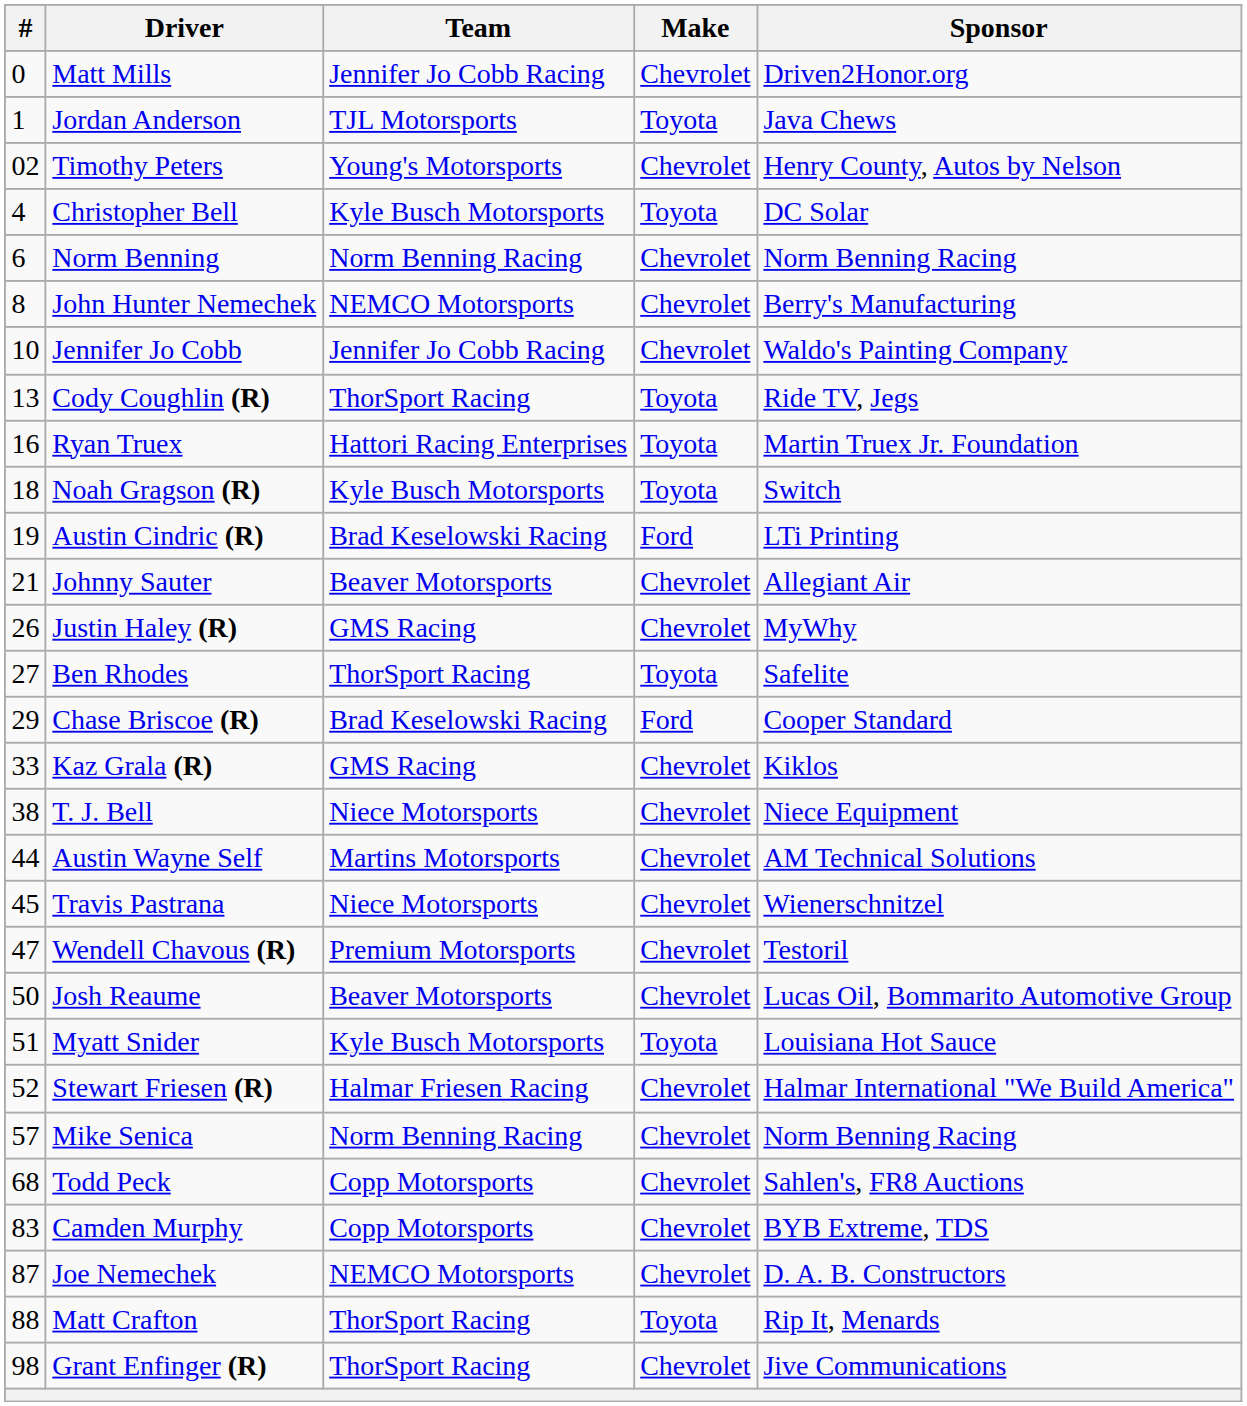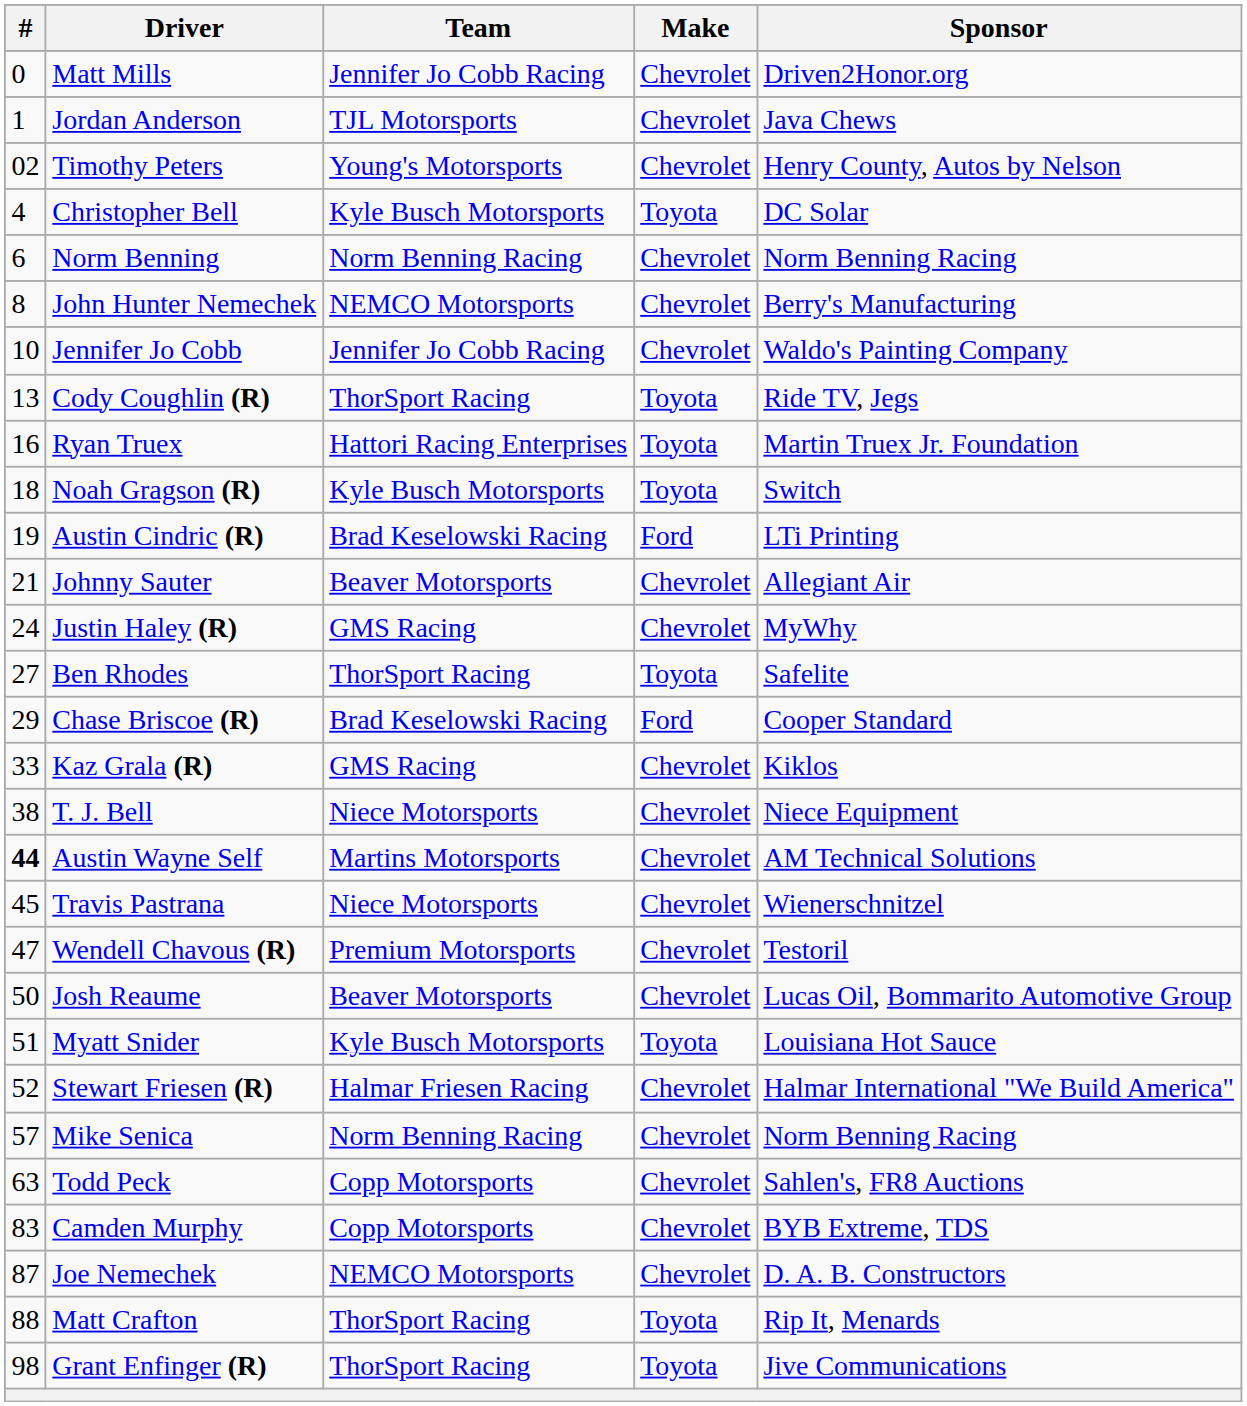(679, 119) Toyota -> (695, 119) Chevrolet
(25, 627) 26 -> (25, 627) 24
(25, 857) normal -> (25, 857) bold
(25, 1180) 68 -> (25, 1180) 63
(695, 1365) Chevrolet -> (679, 1365) Toyota
